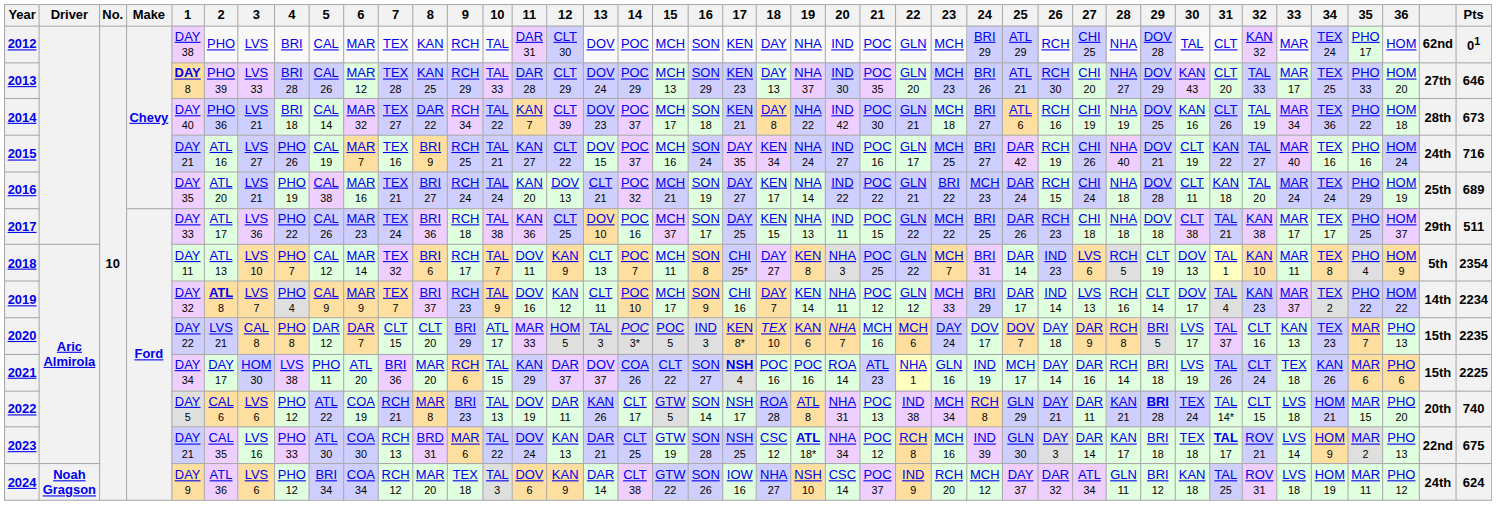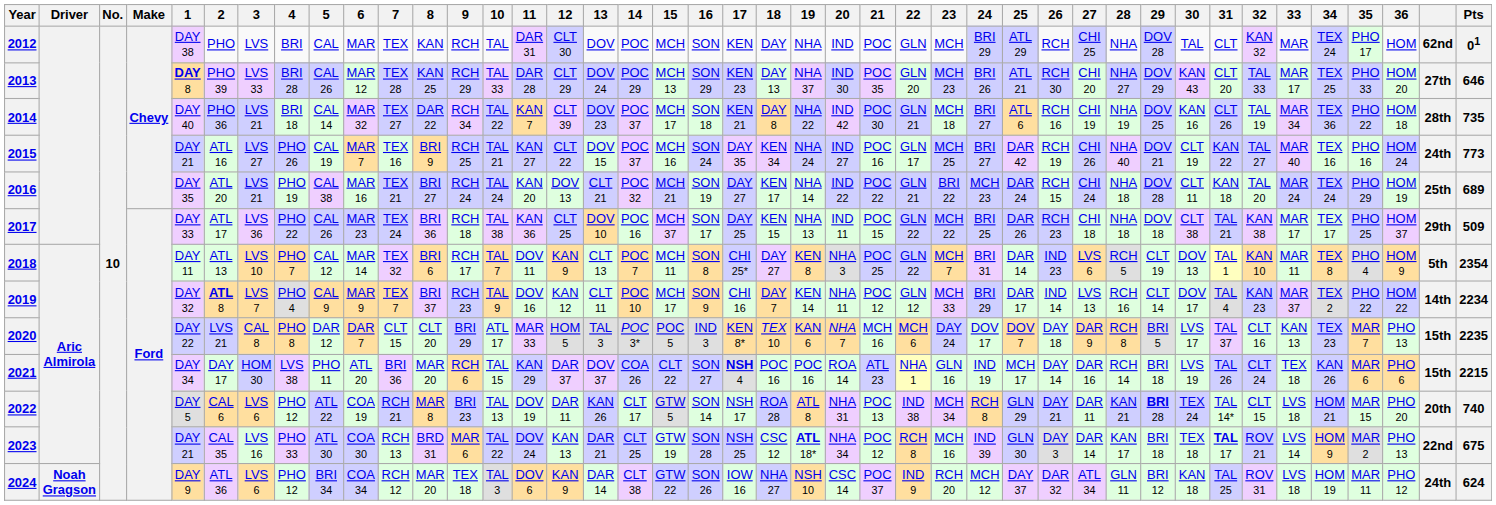(1474, 117) 673 -> (1474, 117) 735
(1474, 154) 716 -> (1474, 154) 773
(1474, 227) 511 -> (1474, 227) 509
(1474, 372) 2225 -> (1474, 372) 2215
